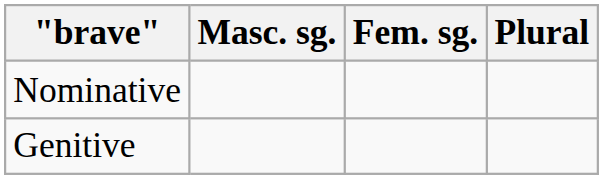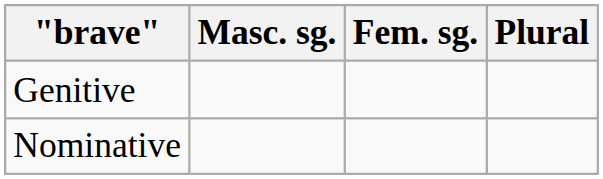rows swapped: (97, 88) <-> (74, 145)
